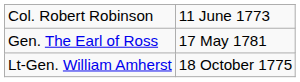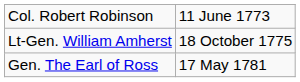rows swapped: (90, 64) <-> (83, 40)
